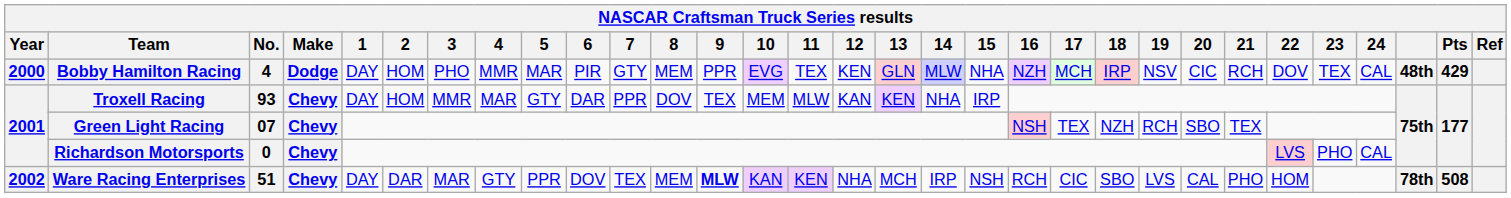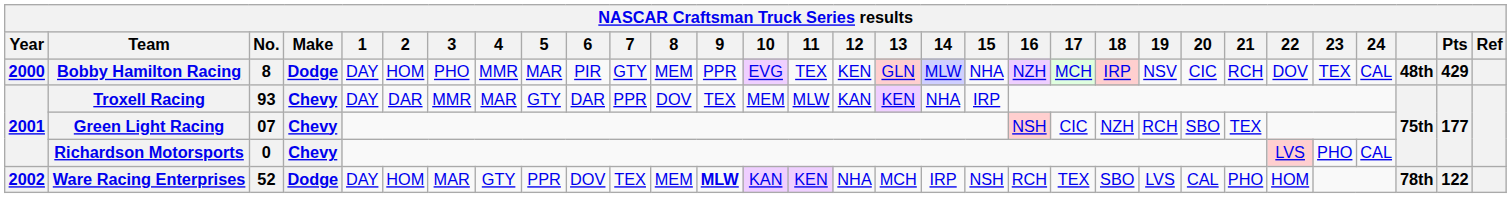(266, 72) 4 -> (266, 72) 8
(405, 99) HOM -> (405, 99) DAR
(1074, 126) TEX -> (1074, 126) CIC
(266, 180) 51 -> (266, 180) 52
(313, 180) Chevy -> (313, 180) Dodge
(405, 180) DAR -> (405, 180) HOM
(1074, 180) CIC -> (1074, 180) TEX
(1455, 180) 508 -> (1455, 180) 122
